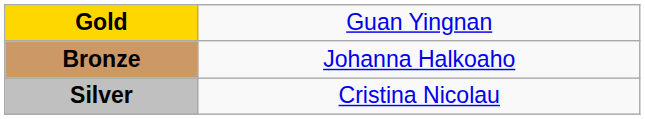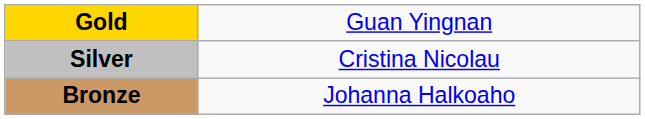rows swapped: (101, 95) <-> (101, 59)
